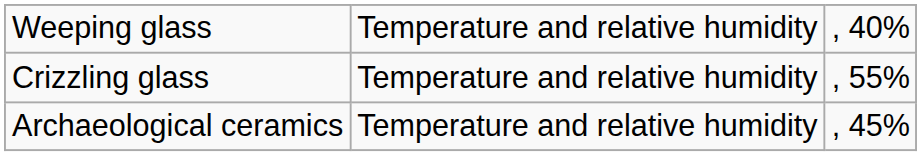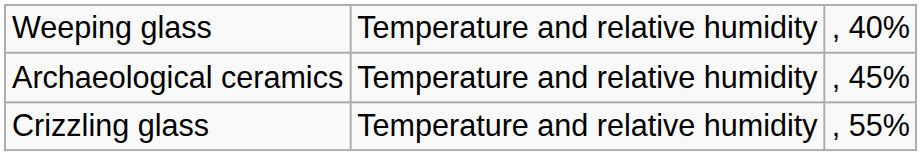rows swapped: (110, 77) <-> (178, 125)
